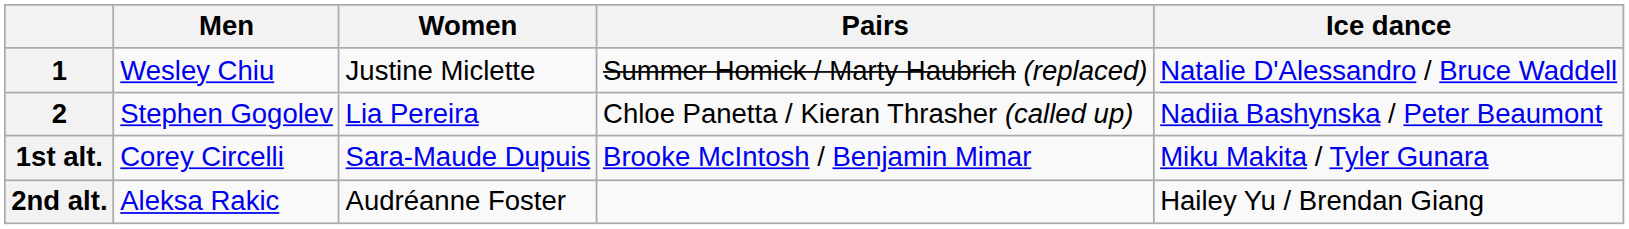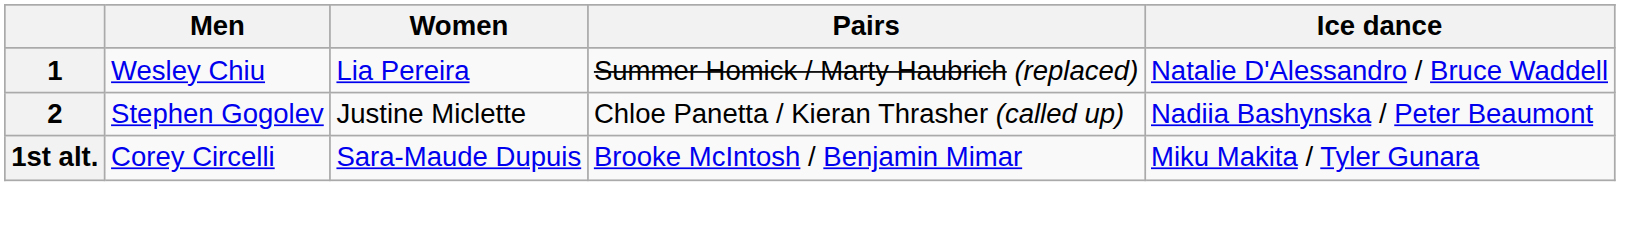(440, 69) Justine Miclette -> (403, 69) Lia Pereira
(412, 113) Lia Pereira -> (431, 113) Justine Miclette
- row: (59, 200)
